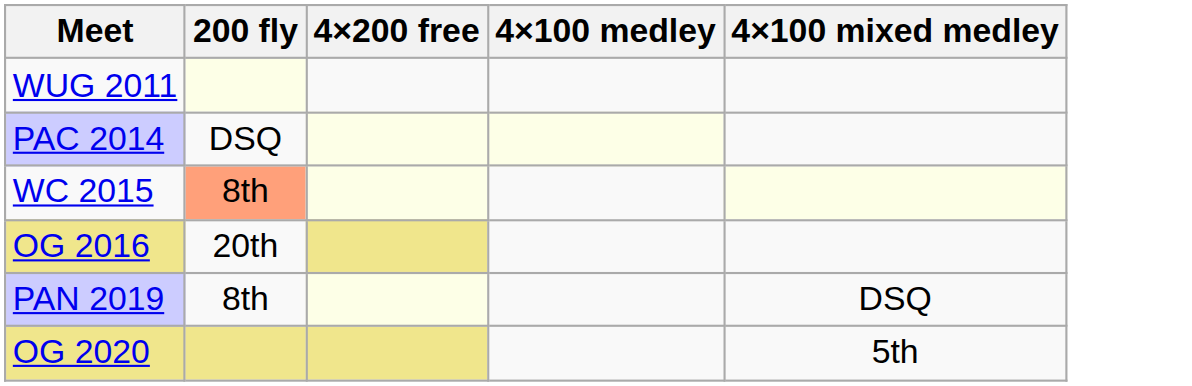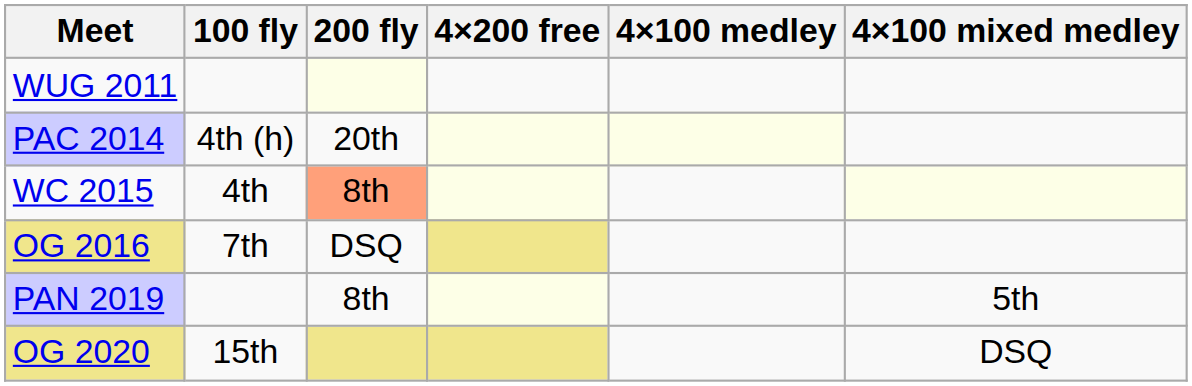+ column: (245, 31)
(245, 138) DSQ -> (366, 138) 20th
(245, 245) 20th -> (366, 245) DSQ
(895, 298) DSQ -> (1016, 298) 5th
(895, 352) 5th -> (1016, 352) DSQ
